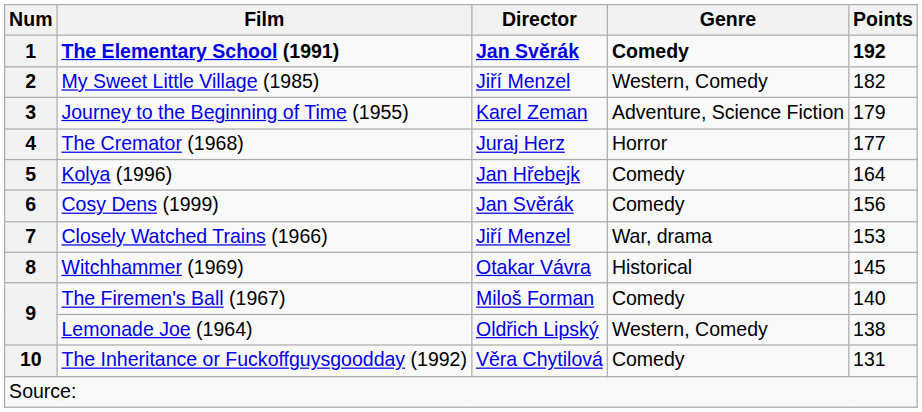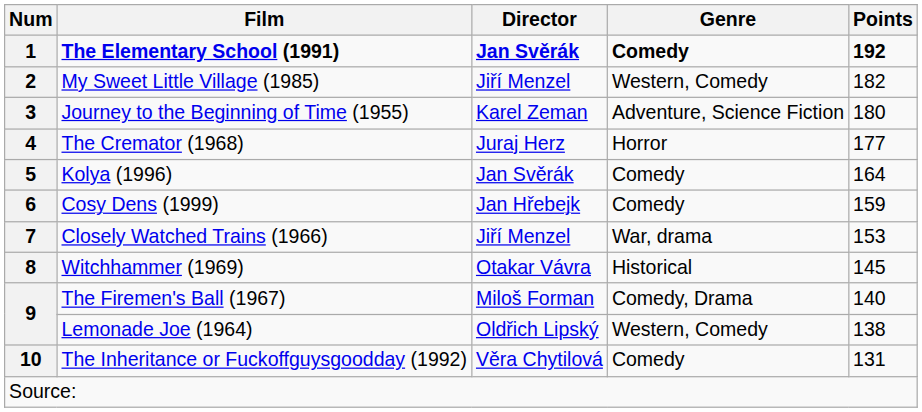(869, 112) 179 -> (869, 112) 180
(528, 174) Jan Hřebejk -> (525, 174) Jan Svěrák
(525, 205) Jan Svěrák -> (528, 205) Jan Hřebejk
(869, 205) 156 -> (869, 205) 159
(648, 298) Comedy -> (682, 298) Comedy, Drama
